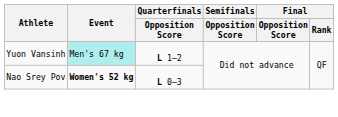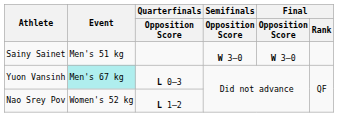+ row: (36, 53)
(169, 58) L 1–2 -> (169, 82) L 0–3
(101, 77) bold -> (101, 100) normal
(169, 82) L 0–3 -> (169, 105) L 1–2
